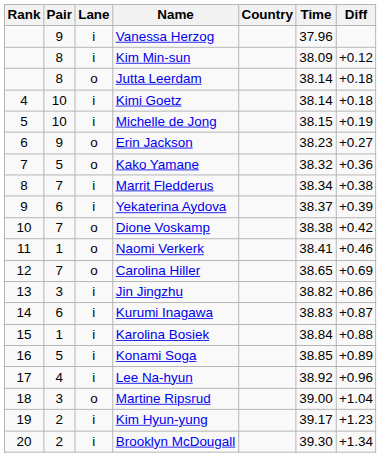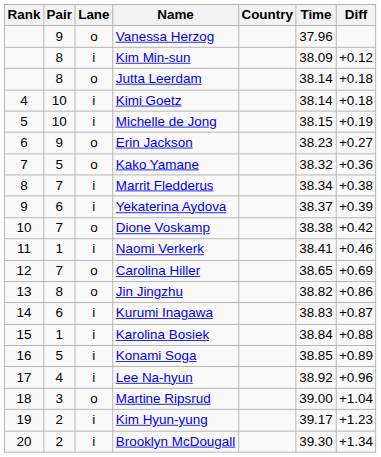(94, 36) i -> (94, 36) o
(94, 249) o -> (94, 249) i
(59, 292) 3 -> (59, 292) 8
(94, 292) i -> (94, 292) o
